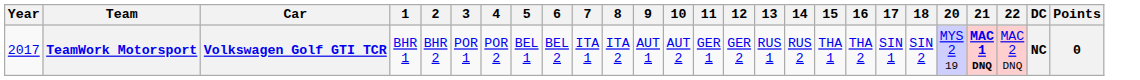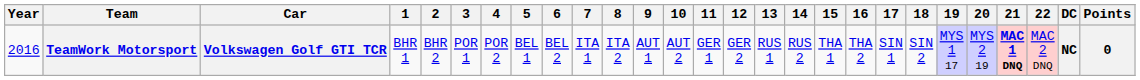+ column: (952, 15)
(24, 50) 2017 -> (24, 50) 2016
